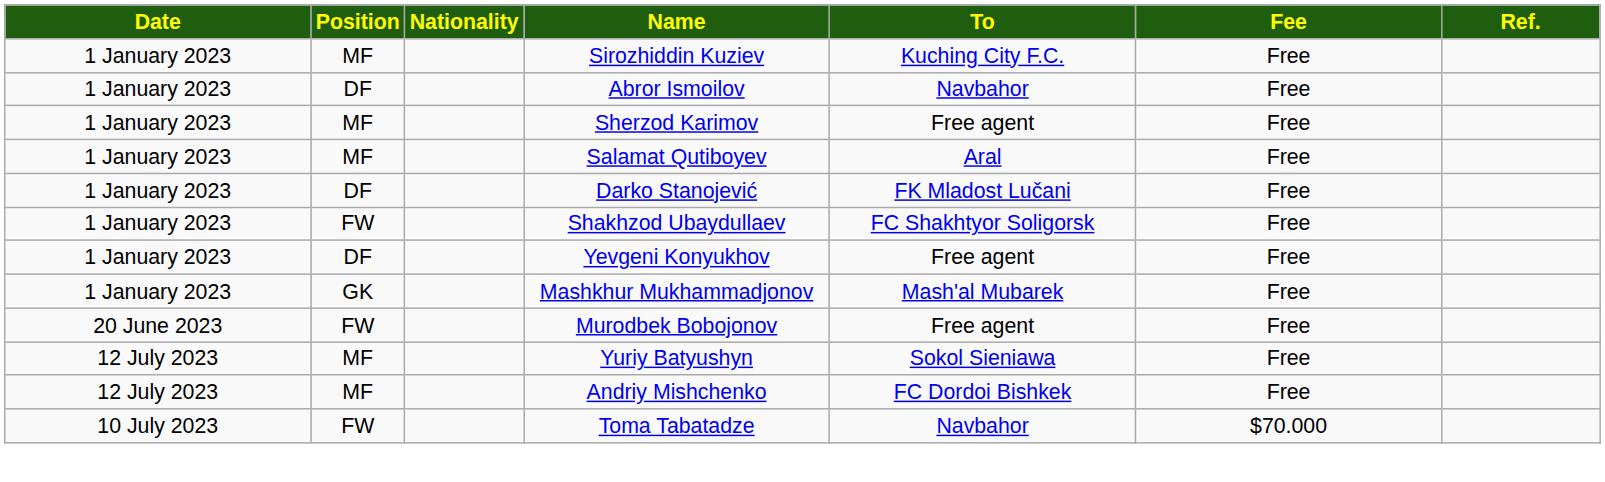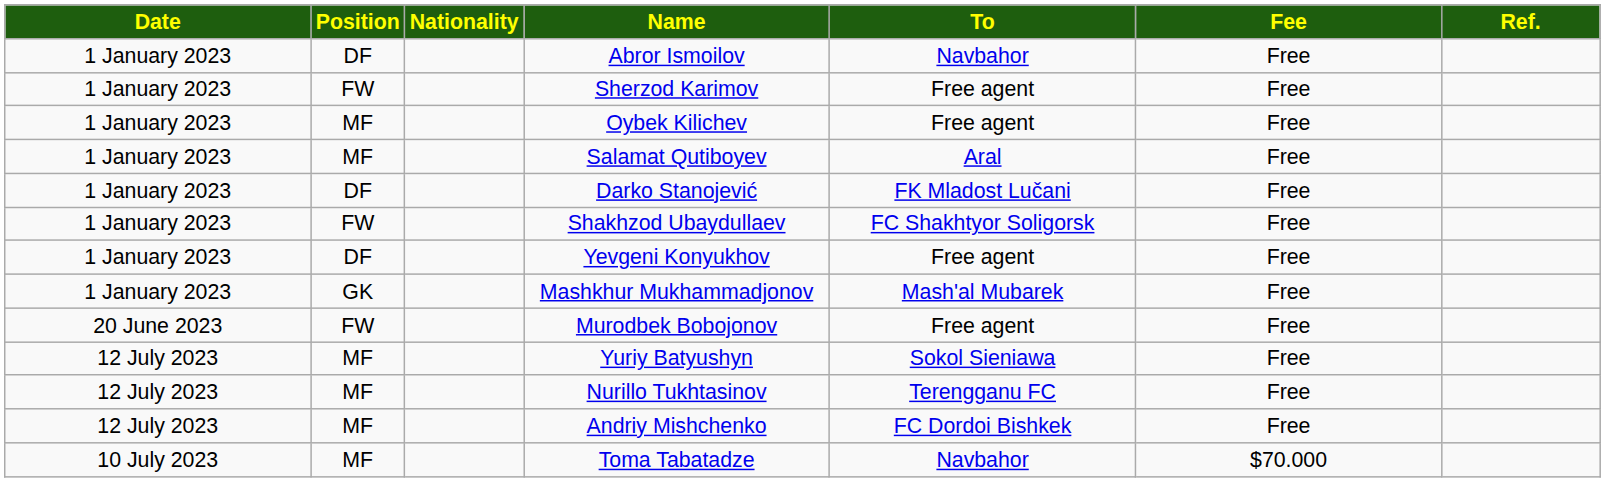- row: (677, 56)
(358, 123) MF -> (358, 89) FW
+ row: (677, 123)
+ row: (677, 392)
(358, 426) FW -> (358, 460) MF
